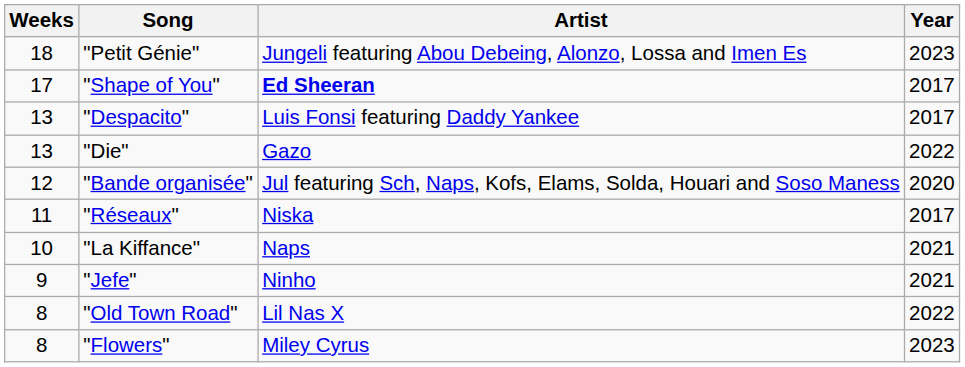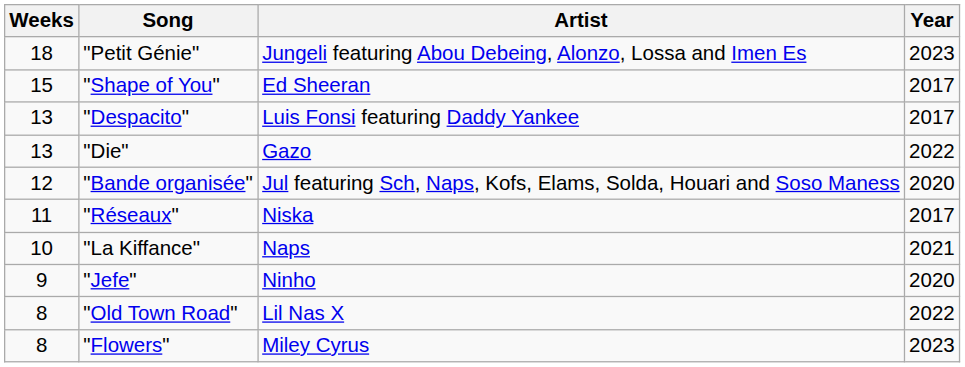(42, 85) 17 -> (42, 85) 15
(319, 85) bold -> (316, 85) normal
(932, 280) 2021 -> (932, 280) 2020
